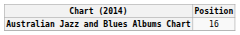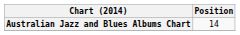(214, 24) 16 -> (214, 24) 14
